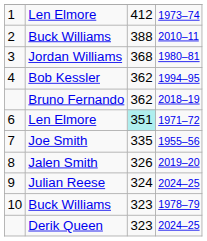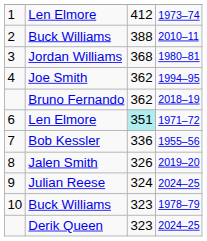(64, 78) Bob Kessler -> (58, 78) Joe Smith
(58, 141) Joe Smith -> (64, 141) Bob Kessler
(142, 141) 335 -> (142, 141) 336
